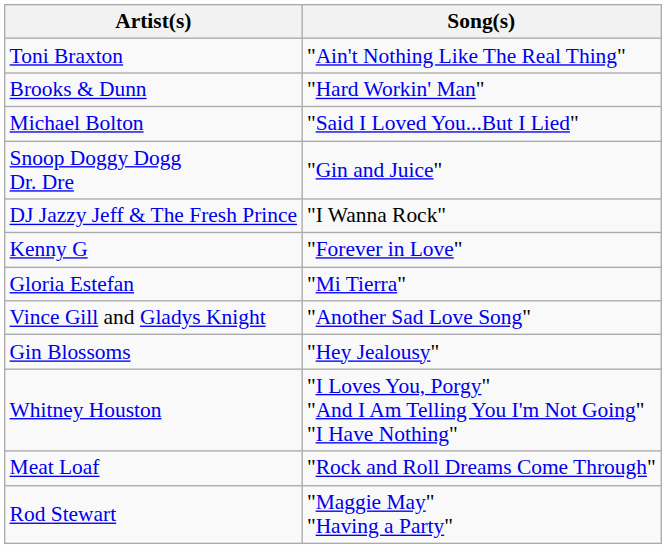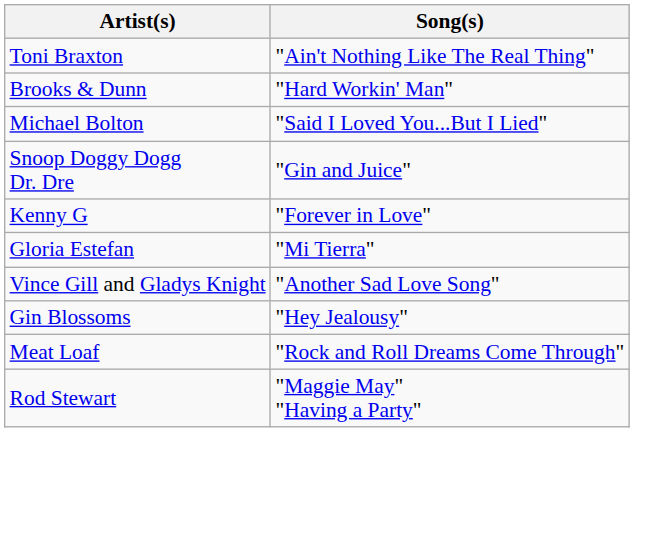- row: (153, 215)
- row: (86, 409)
